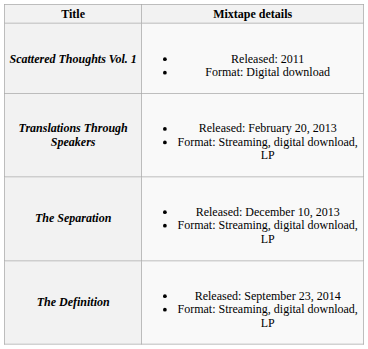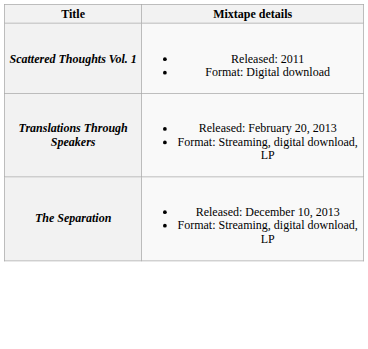- row: (73, 302)
